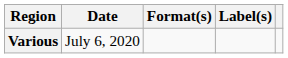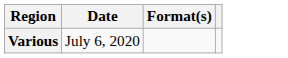- column: (245, 16)
